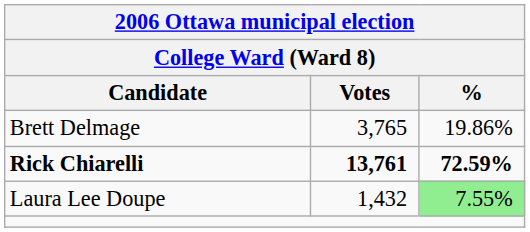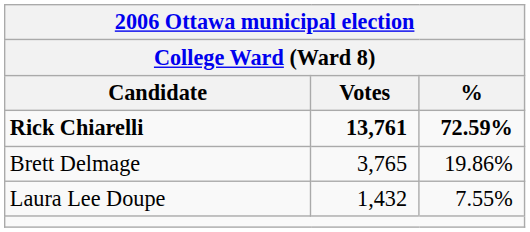rows swapped: (77, 163) <-> (75, 127)
(484, 198) lightgreen background -> (484, 198) no background
